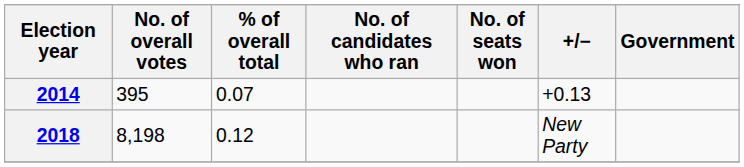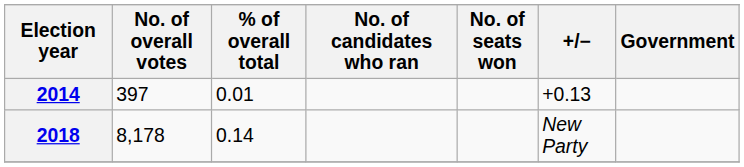(132, 94) 395 -> (132, 94) 397
(235, 94) 0.07 -> (235, 94) 0.01
(140, 135) 8,198 -> (140, 135) 8,178
(235, 135) 0.12 -> (235, 135) 0.14
